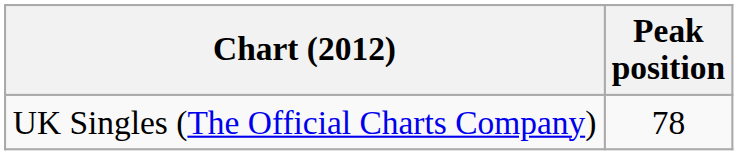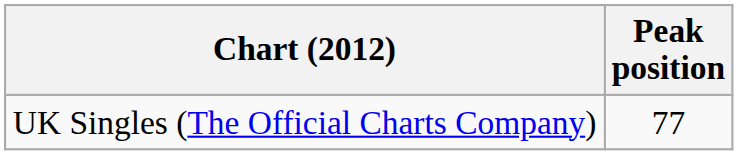(668, 121) 78 -> (668, 121) 77
